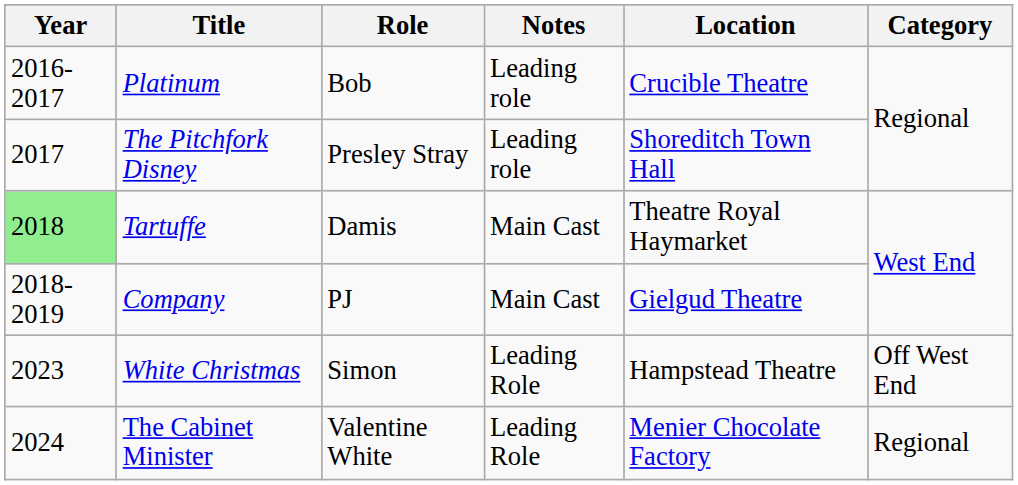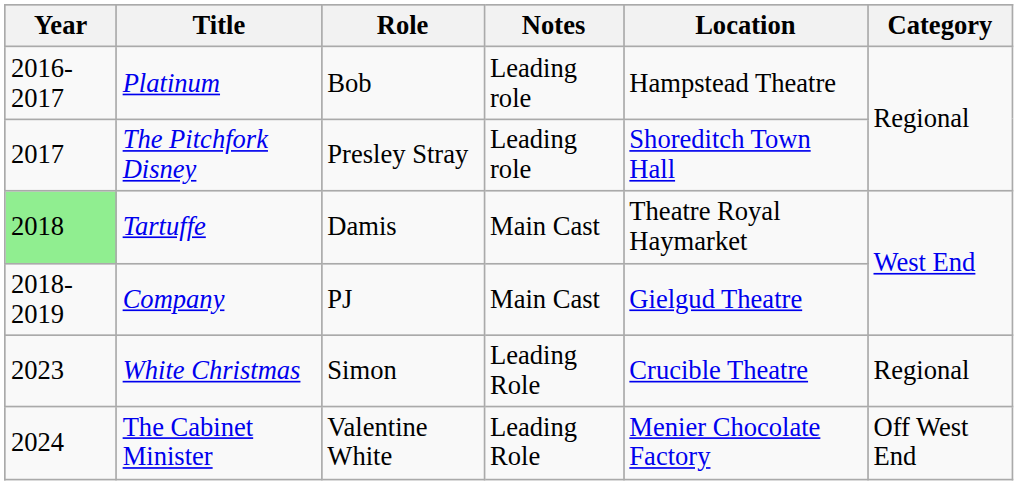(719, 82) Crucible Theatre -> (733, 82) Hampstead Theatre
(733, 370) Hampstead Theatre -> (719, 370) Crucible Theatre
(921, 370) Off West End -> (921, 370) Regional
(921, 442) Regional -> (921, 442) Off West End
